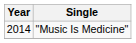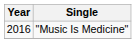(19, 30) 2014 -> (19, 30) 2016
